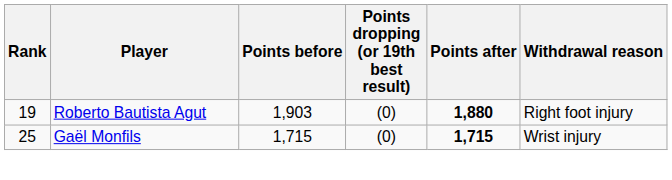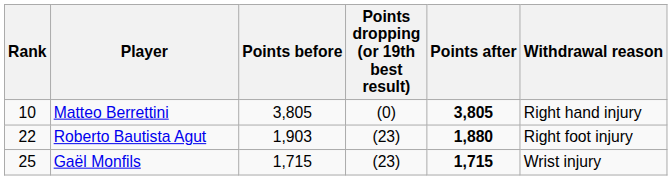+ row: (111, 112)
(27, 112) 19 -> (27, 137) 22
(386, 112) (0) -> (386, 137) (23)
(386, 137) (0) -> (386, 162) (23)
